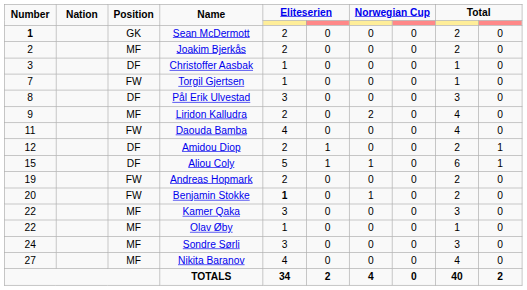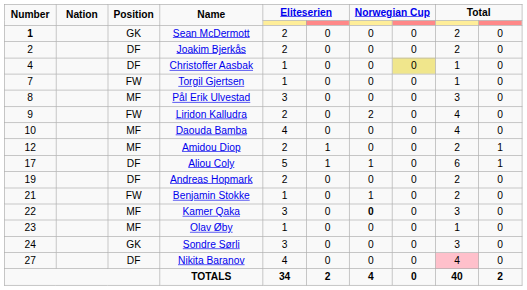(134, 49) MF -> (134, 49) DF
(30, 66) 3 -> (30, 66) 4
(414, 66) no background -> (414, 66) khaki background
(134, 98) DF -> (134, 98) MF
(134, 114) MF -> (134, 114) FW
(30, 131) 11 -> (30, 131) 10
(134, 131) FW -> (134, 131) MF
(134, 147) DF -> (134, 147) MF
(30, 163) 15 -> (30, 163) 17
(134, 179) FW -> (134, 179) DF
(30, 195) 20 -> (30, 195) 21
(285, 195) bold -> (285, 195) normal
(371, 212) normal -> (371, 212) bold
(30, 228) 22 -> (30, 228) 23
(134, 244) MF -> (134, 244) GK
(134, 260) MF -> (134, 260) DF
(457, 260) no background -> (457, 260) pink background
